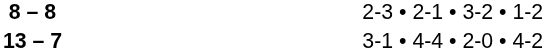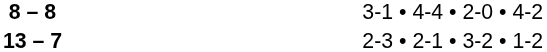(453, 12) 2-3 • 2-1 • 3-2 • 1-2 -> (453, 12) 3-1 • 4-4 • 2-0 • 4-2
(453, 41) 3-1 • 4-4 • 2-0 • 4-2 -> (453, 41) 2-3 • 2-1 • 3-2 • 1-2
